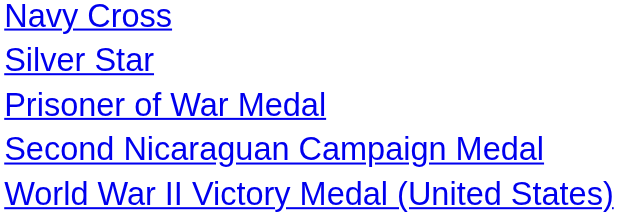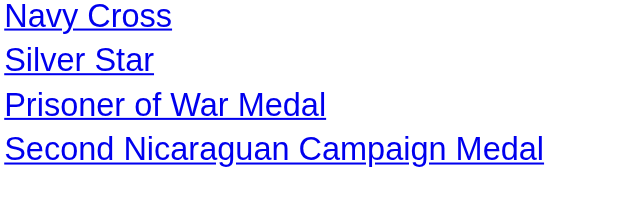- row: (309, 194)
